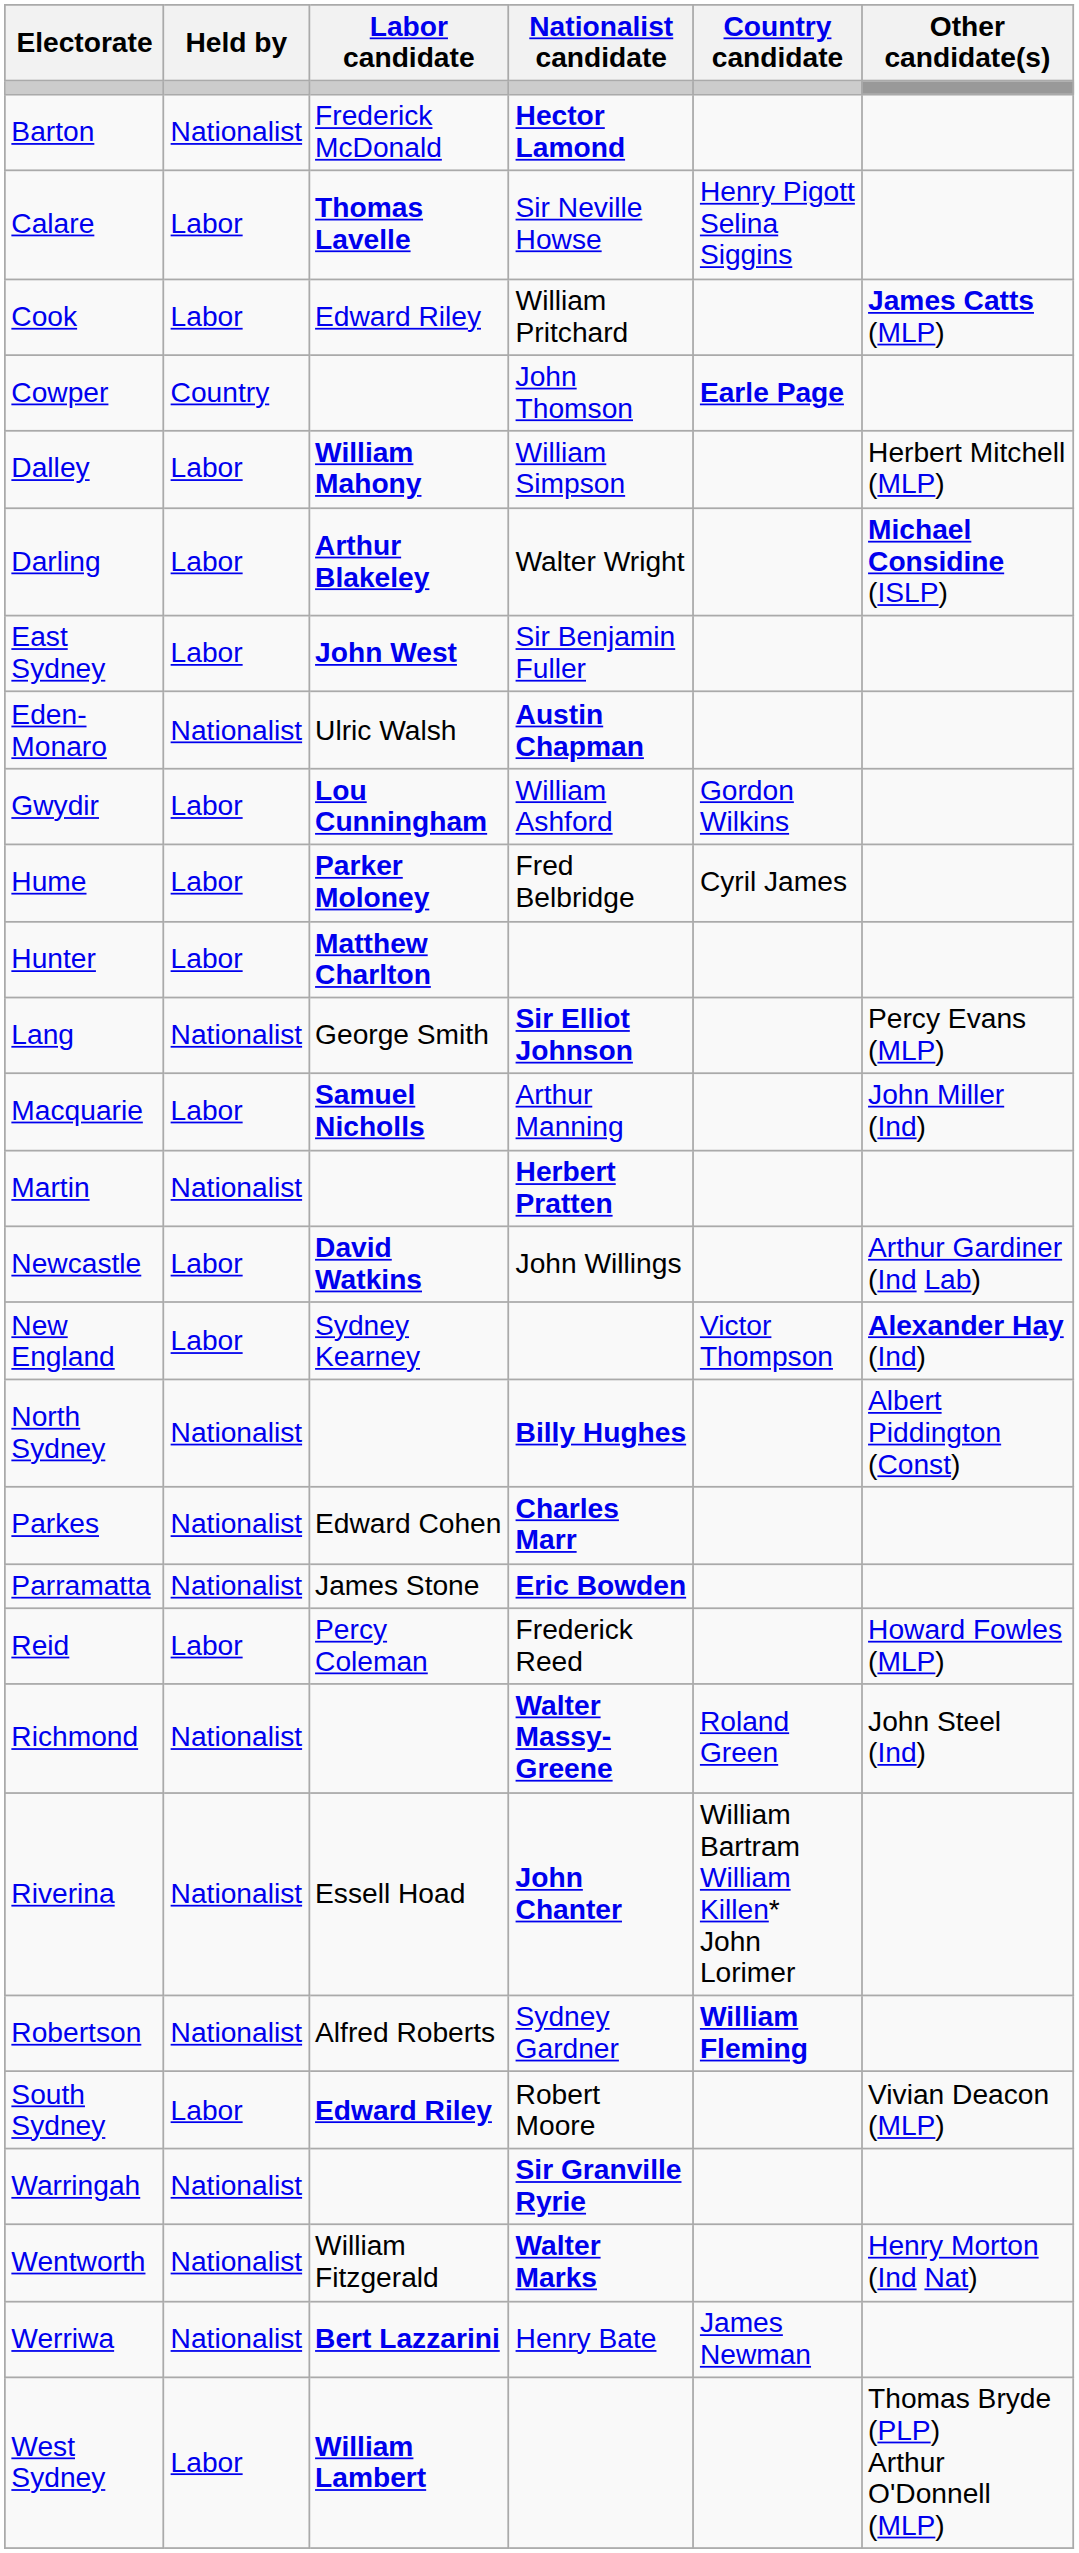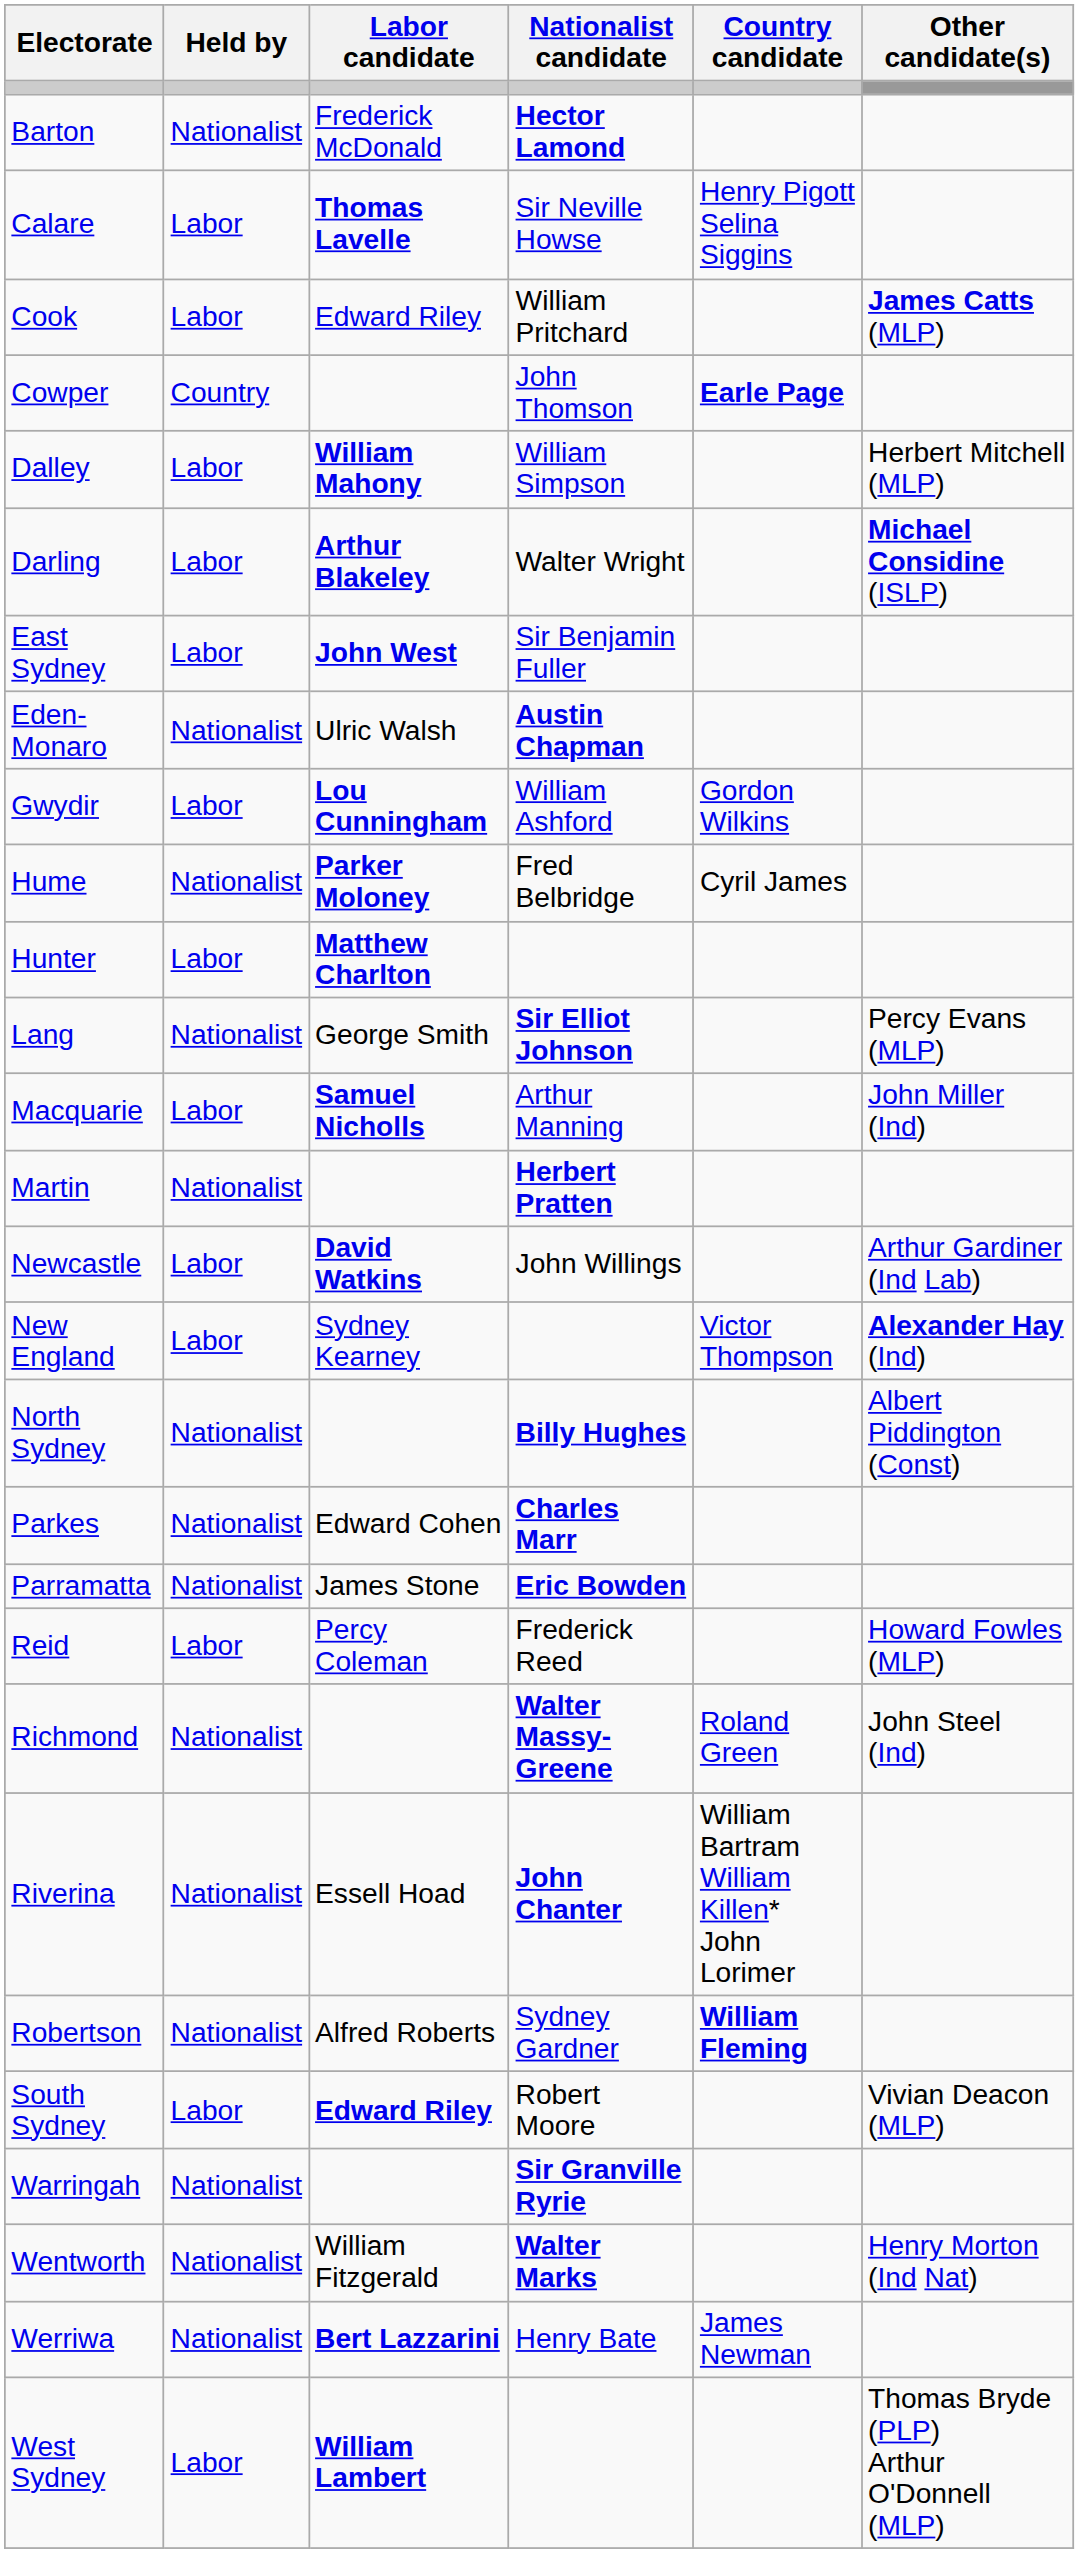(207, 882) Labor -> (236, 882) Nationalist
